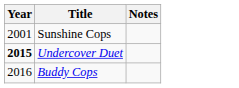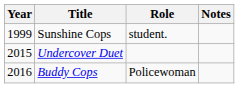+ column: (162, 14)
(20, 33) 2001 -> (20, 33) 1999
(20, 53) bold -> (20, 53) normal
